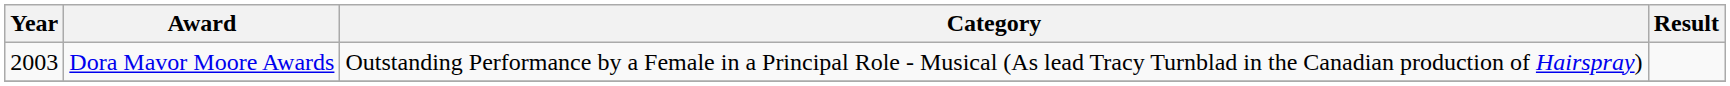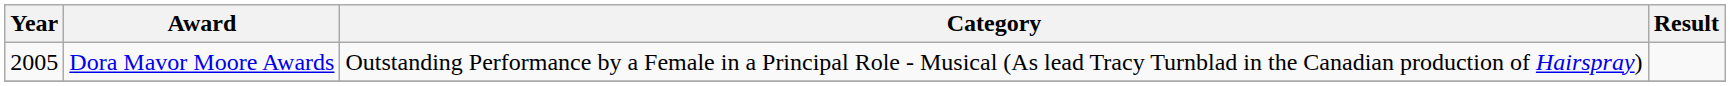(34, 61) 2003 -> (34, 61) 2005
